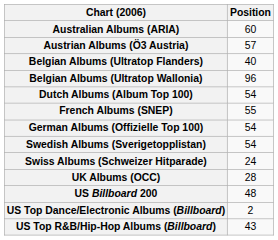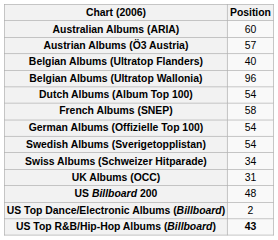(250, 111) 55 -> (250, 111) 58
(250, 161) 24 -> (250, 161) 34
(250, 177) 28 -> (250, 177) 31
(250, 227) normal -> (250, 227) bold
